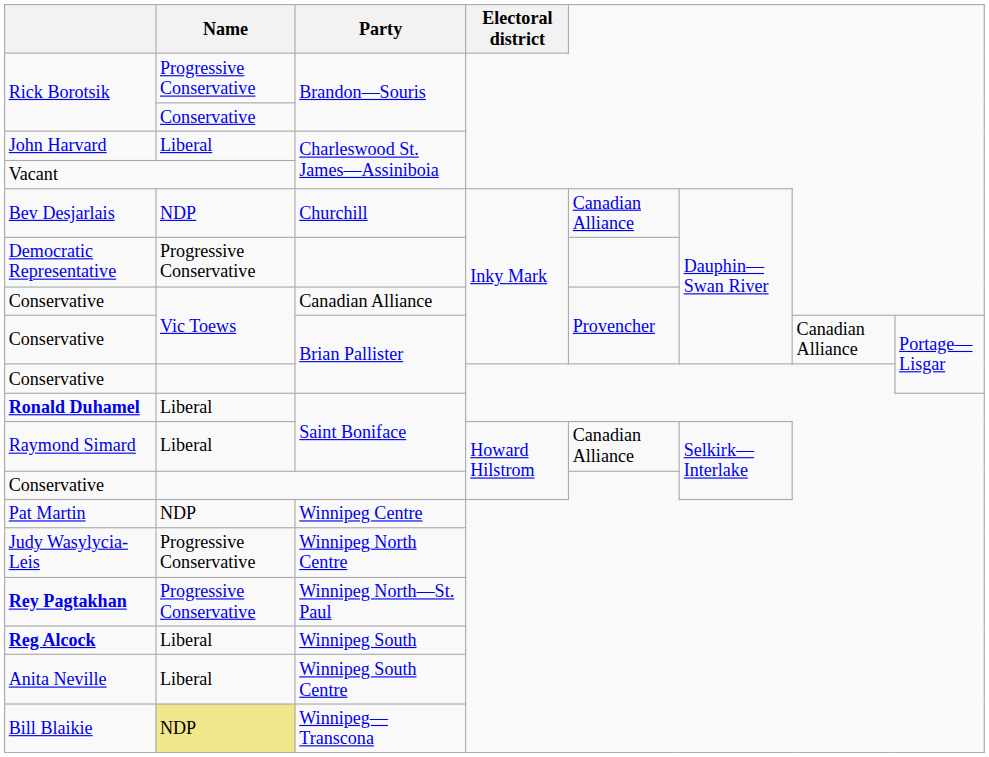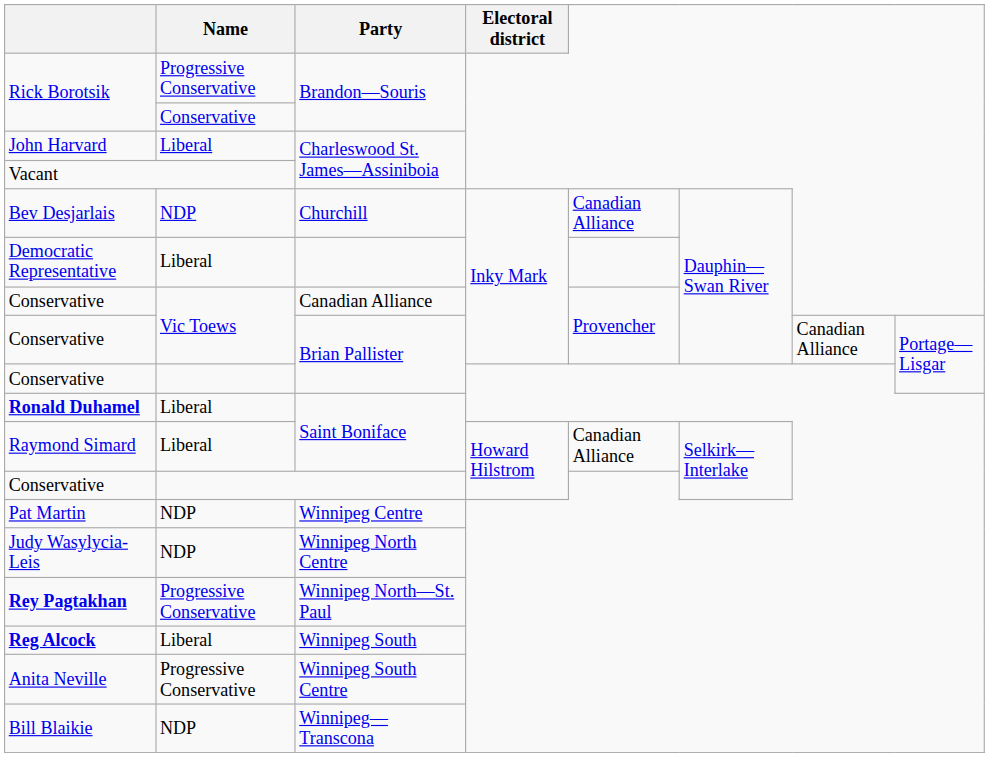(208, 262) Progressive Conservative -> (186, 262) Liberal
(208, 552) Progressive Conservative -> (178, 552) NDP
(186, 679) Liberal -> (208, 679) Progressive Conservative
(178, 728) khaki background -> (178, 728) no background
